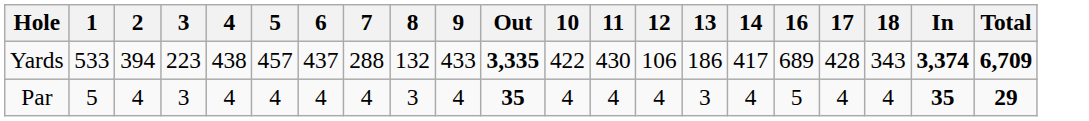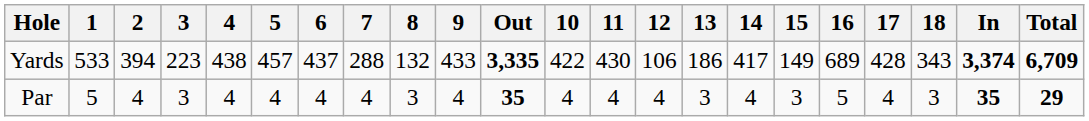+ column: (796, 23)
(888, 97) 4 -> (934, 97) 3
